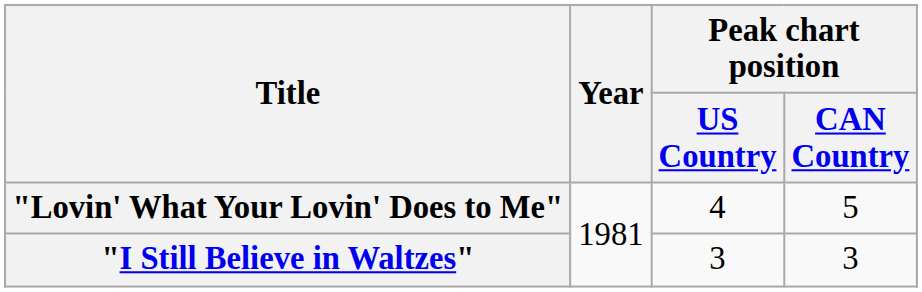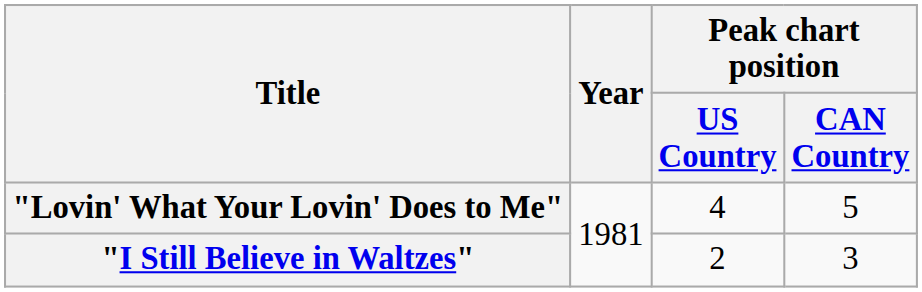(718, 259) 3 -> (718, 259) 2
